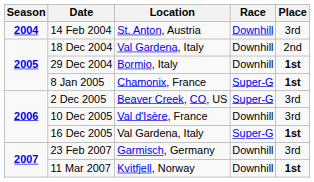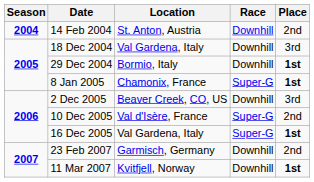(293, 30) 3rd -> (293, 30) 2nd
(293, 47) 2nd -> (293, 47) 3rd
(253, 99) Super-G -> (253, 99) Downhill
(253, 116) Downhill -> (253, 116) Super-G
(293, 116) 3rd -> (293, 116) 2nd
(293, 151) 3rd -> (293, 151) 2nd
